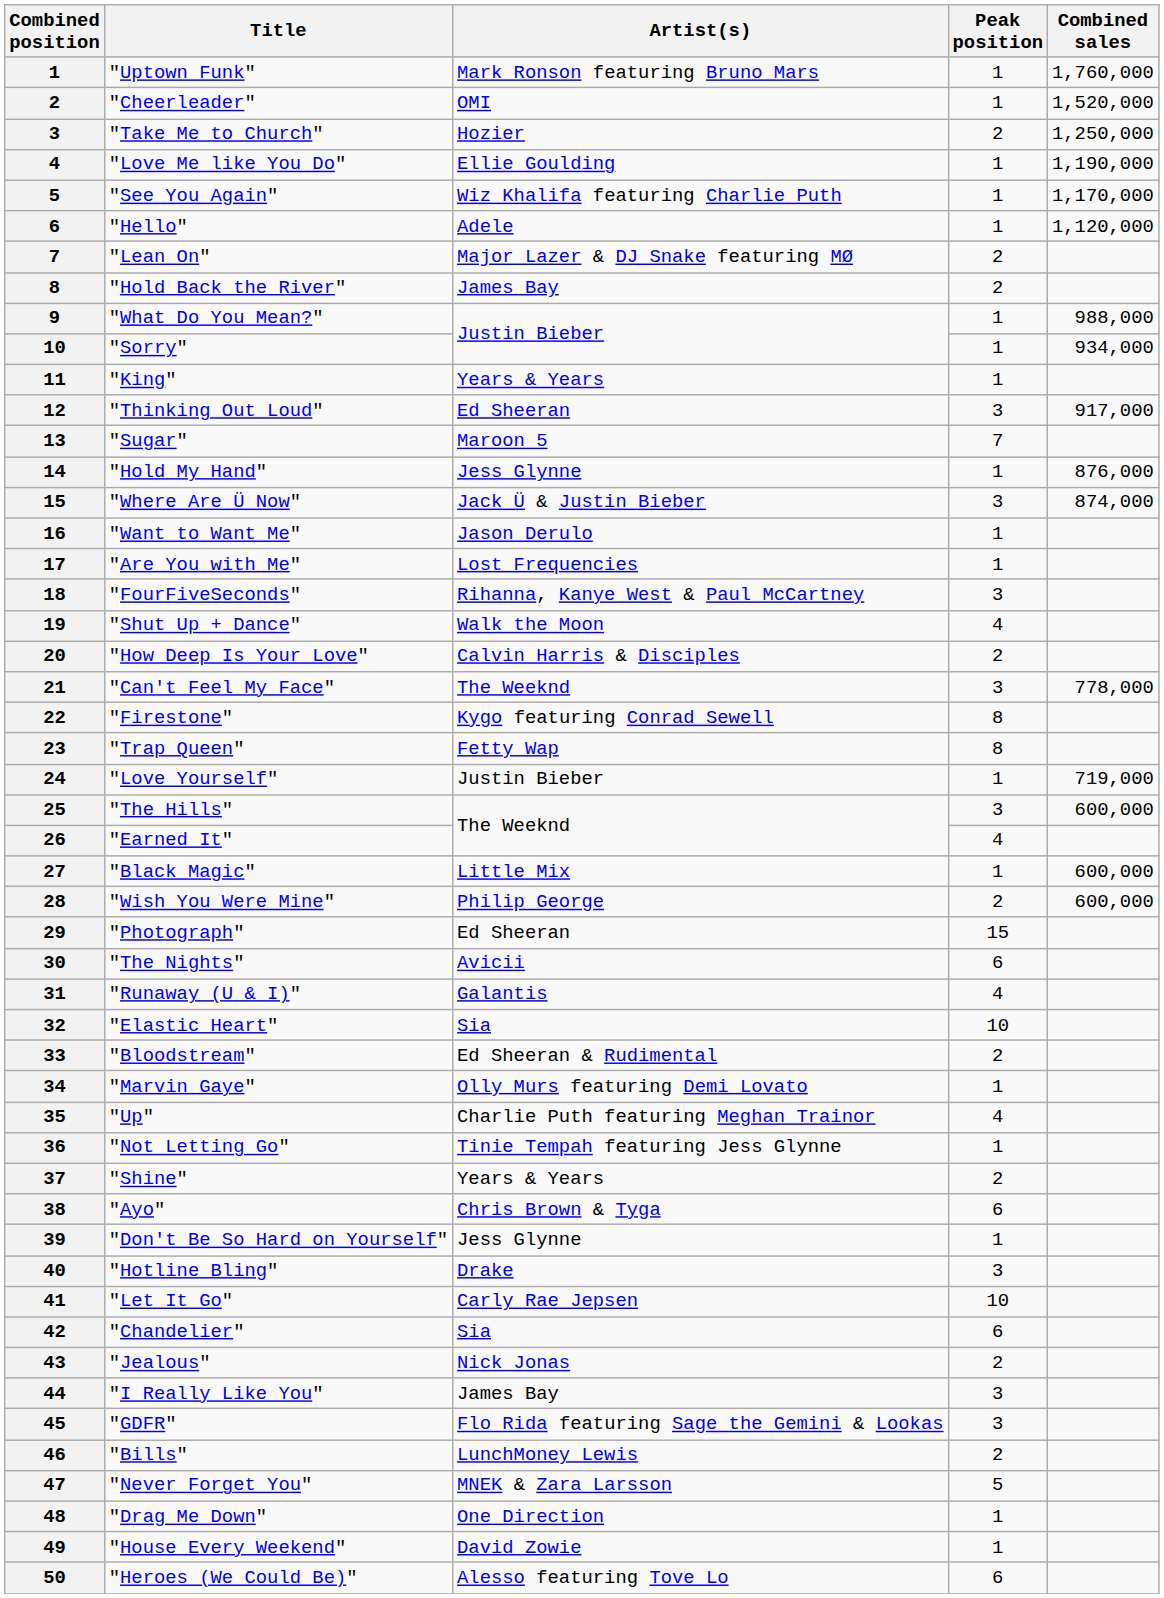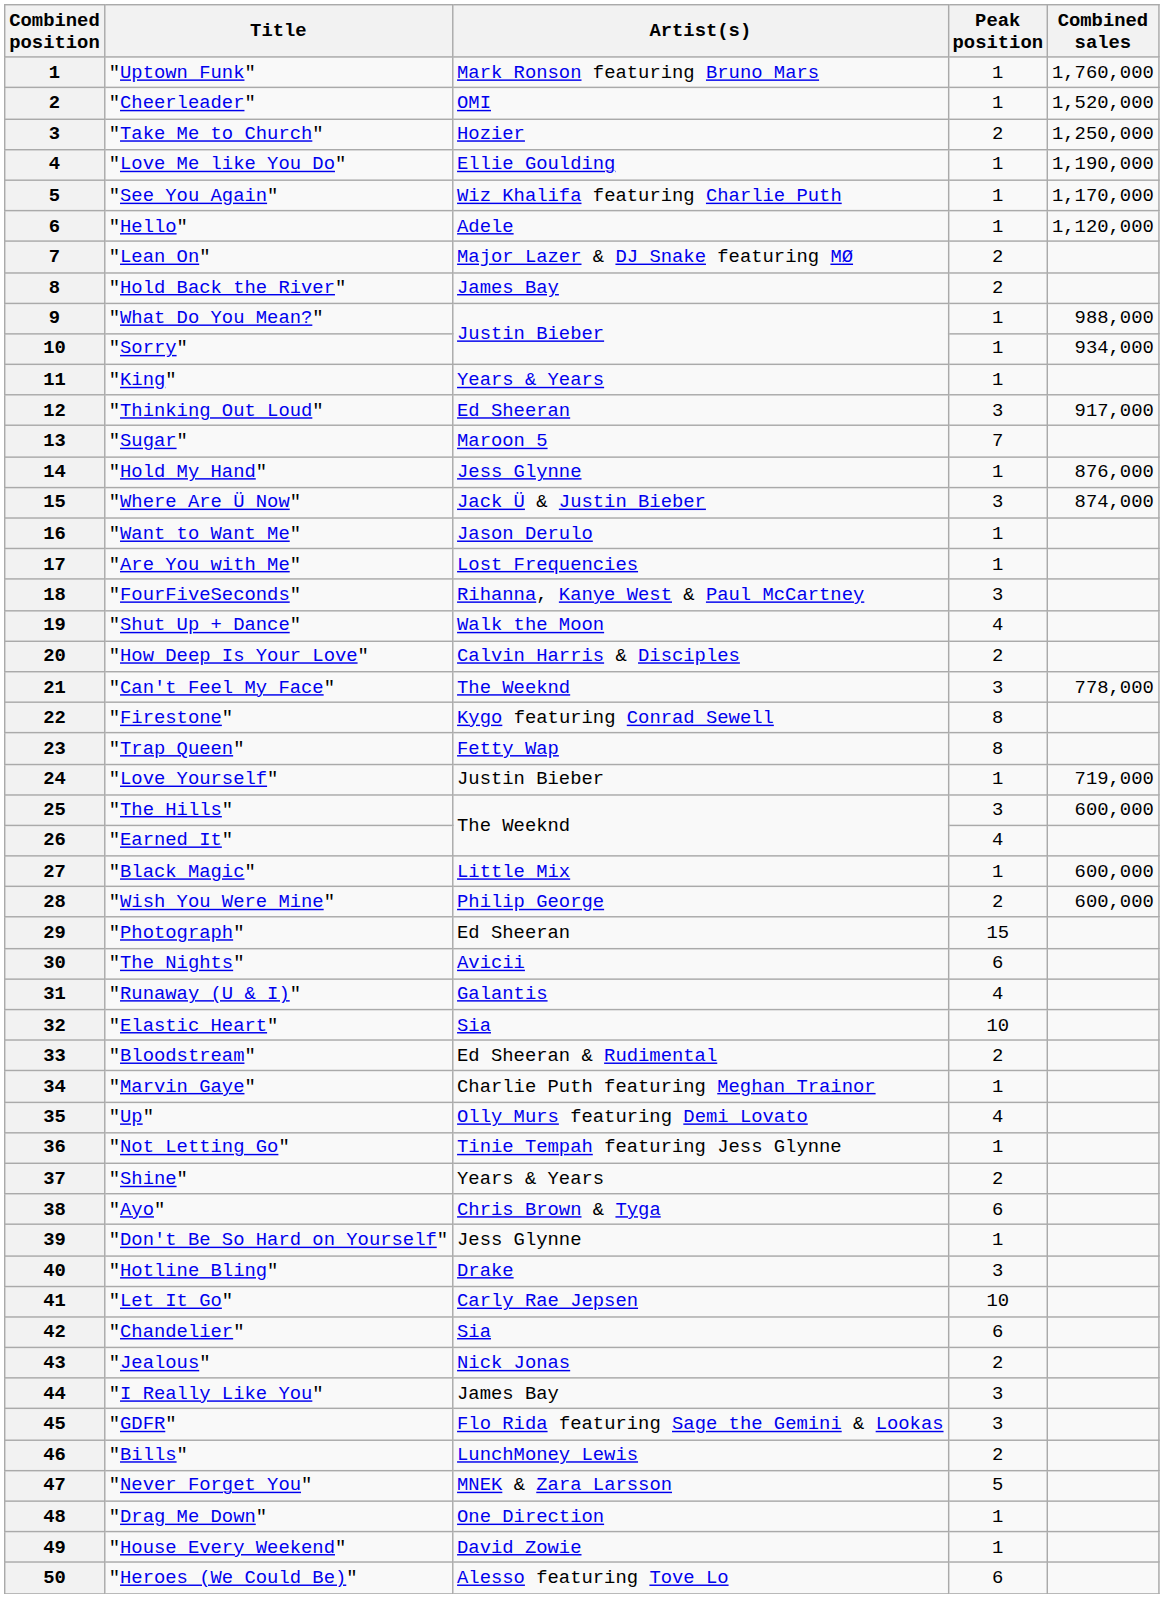(632, 1086) Olly Murs featuring Demi Lovato -> (666, 1086) Charlie Puth featuring Meghan Trainor
(666, 1117) Charlie Puth featuring Meghan Trainor -> (632, 1117) Olly Murs featuring Demi Lovato
